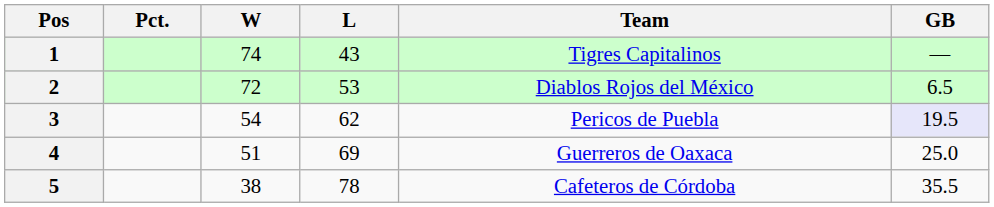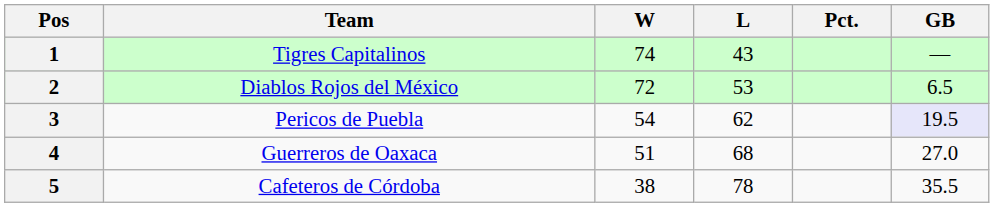columns swapped: (645, 20) <-> (152, 20)
(349, 152) 69 -> (743, 152) 68
(940, 152) 25.0 -> (940, 152) 27.0
